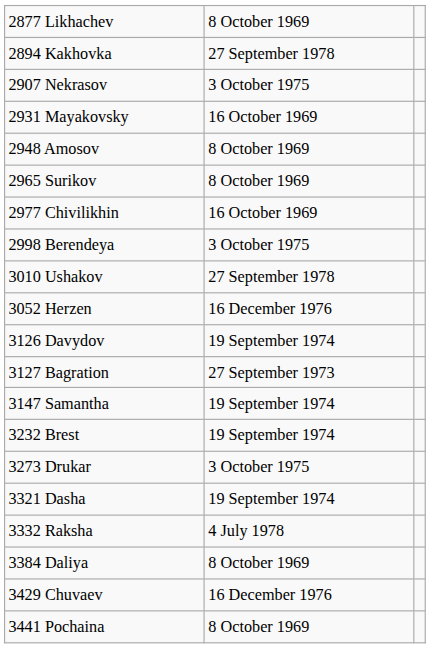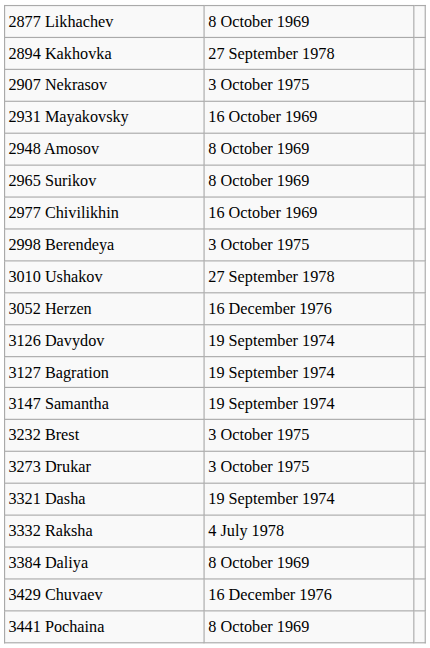(271, 371) 27 September 1973 -> (271, 371) 19 September 1974
(271, 435) 19 September 1974 -> (259, 435) 3 October 1975
